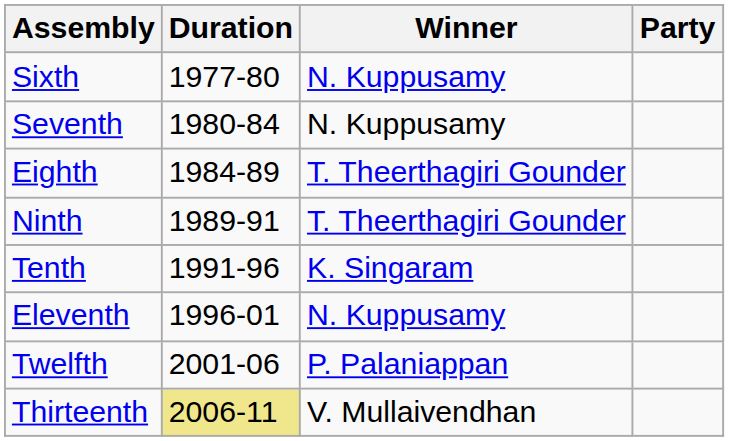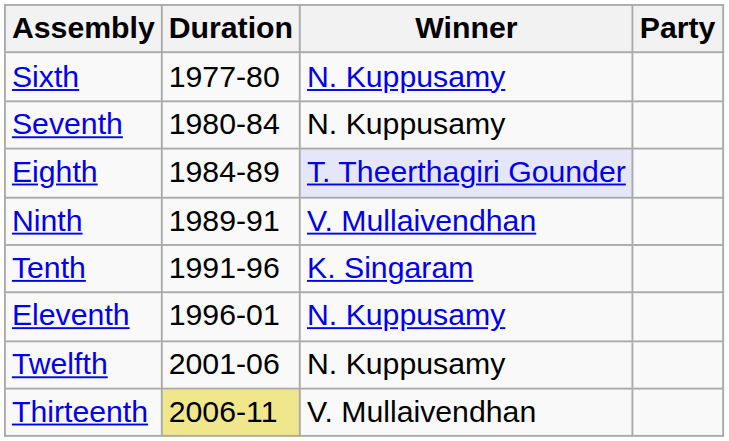(466, 172) no background -> (466, 172) lavender background
(466, 220) T. Theerthagiri Gounder -> (422, 220) V. Mullaivendhan
(408, 364) P. Palaniappan -> (406, 364) N. Kuppusamy
